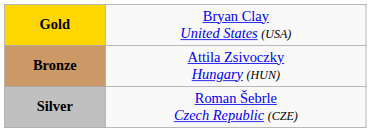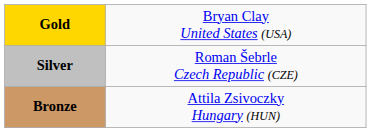rows swapped: (55, 106) <-> (55, 65)
